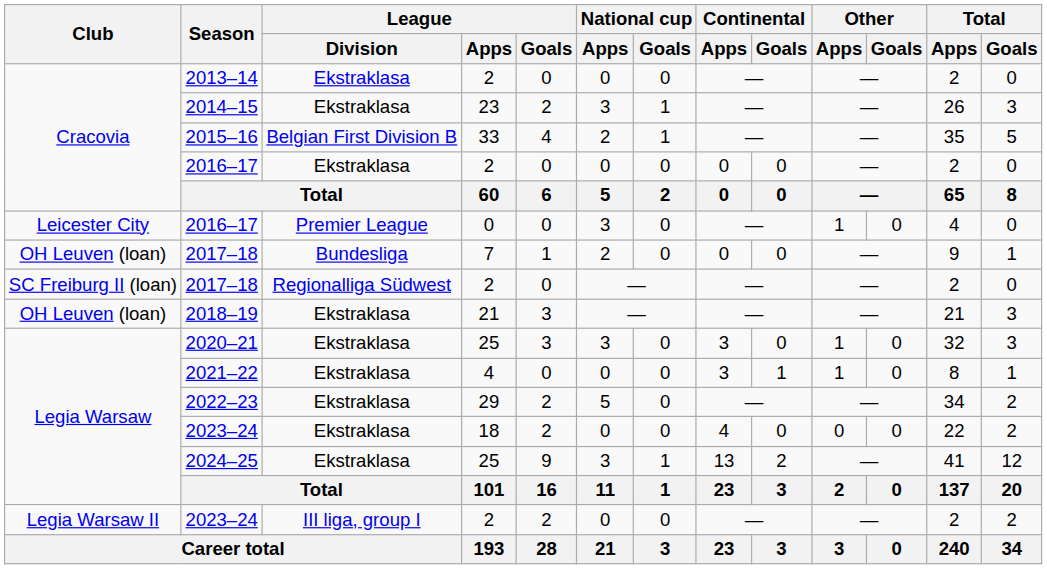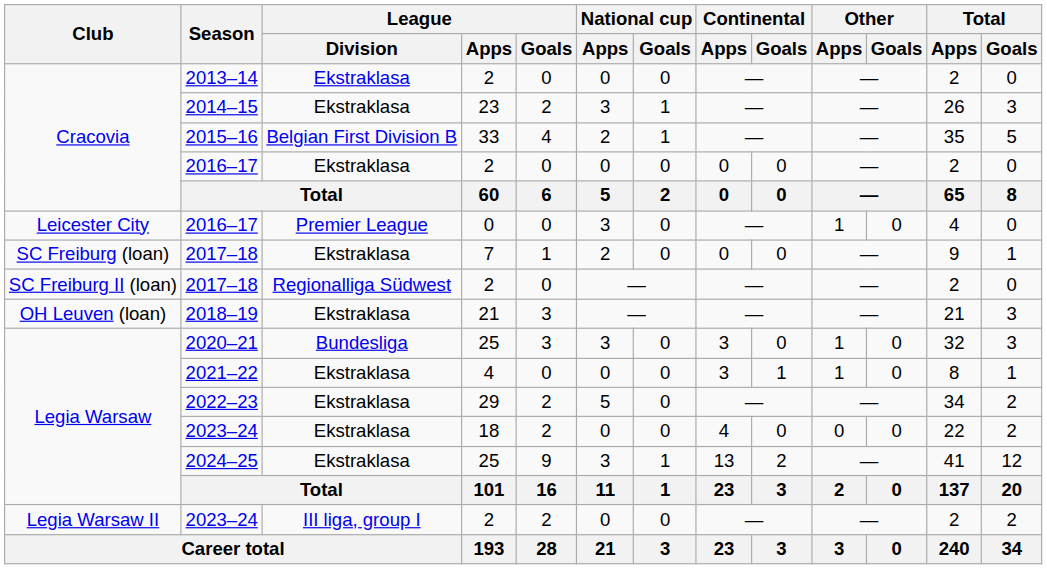(93, 254) OH Leuven (loan) -> (93, 254) SC Freiburg (loan)
(362, 254) Bundesliga -> (362, 254) Ekstraklasa
(362, 343) Ekstraklasa -> (362, 343) Bundesliga
